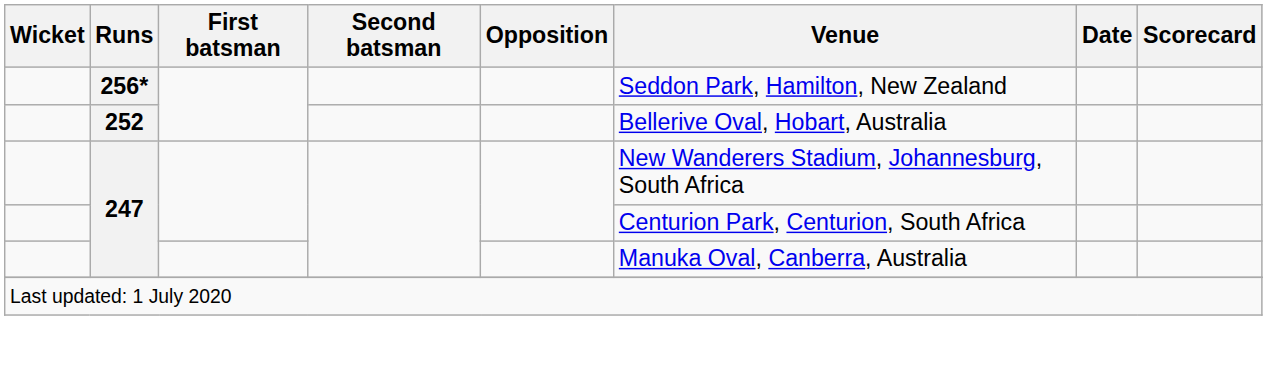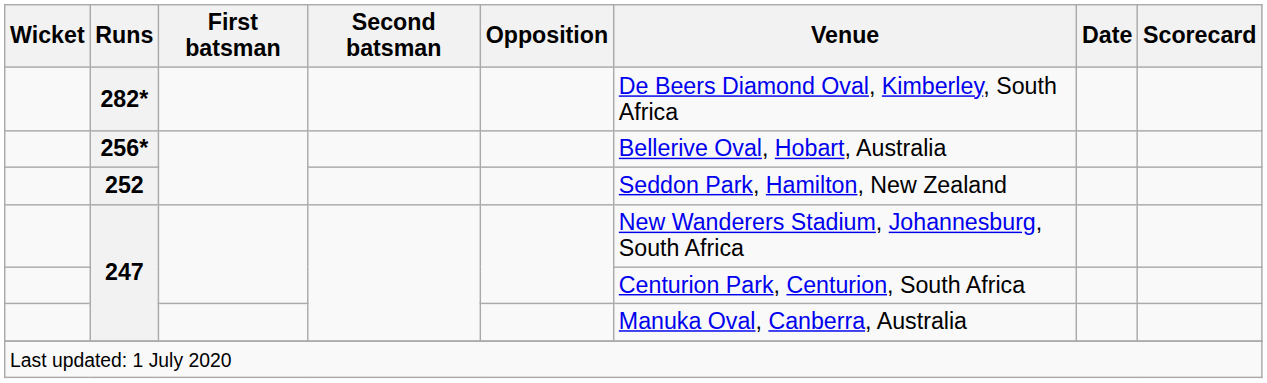+ row: (47, 99)
(813, 85) Seddon Park, Hamilton, New Zealand -> (783, 148) Bellerive Oval, Hobart, Australia
(783, 122) Bellerive Oval, Hobart, Australia -> (813, 185) Seddon Park, Hamilton, New Zealand
